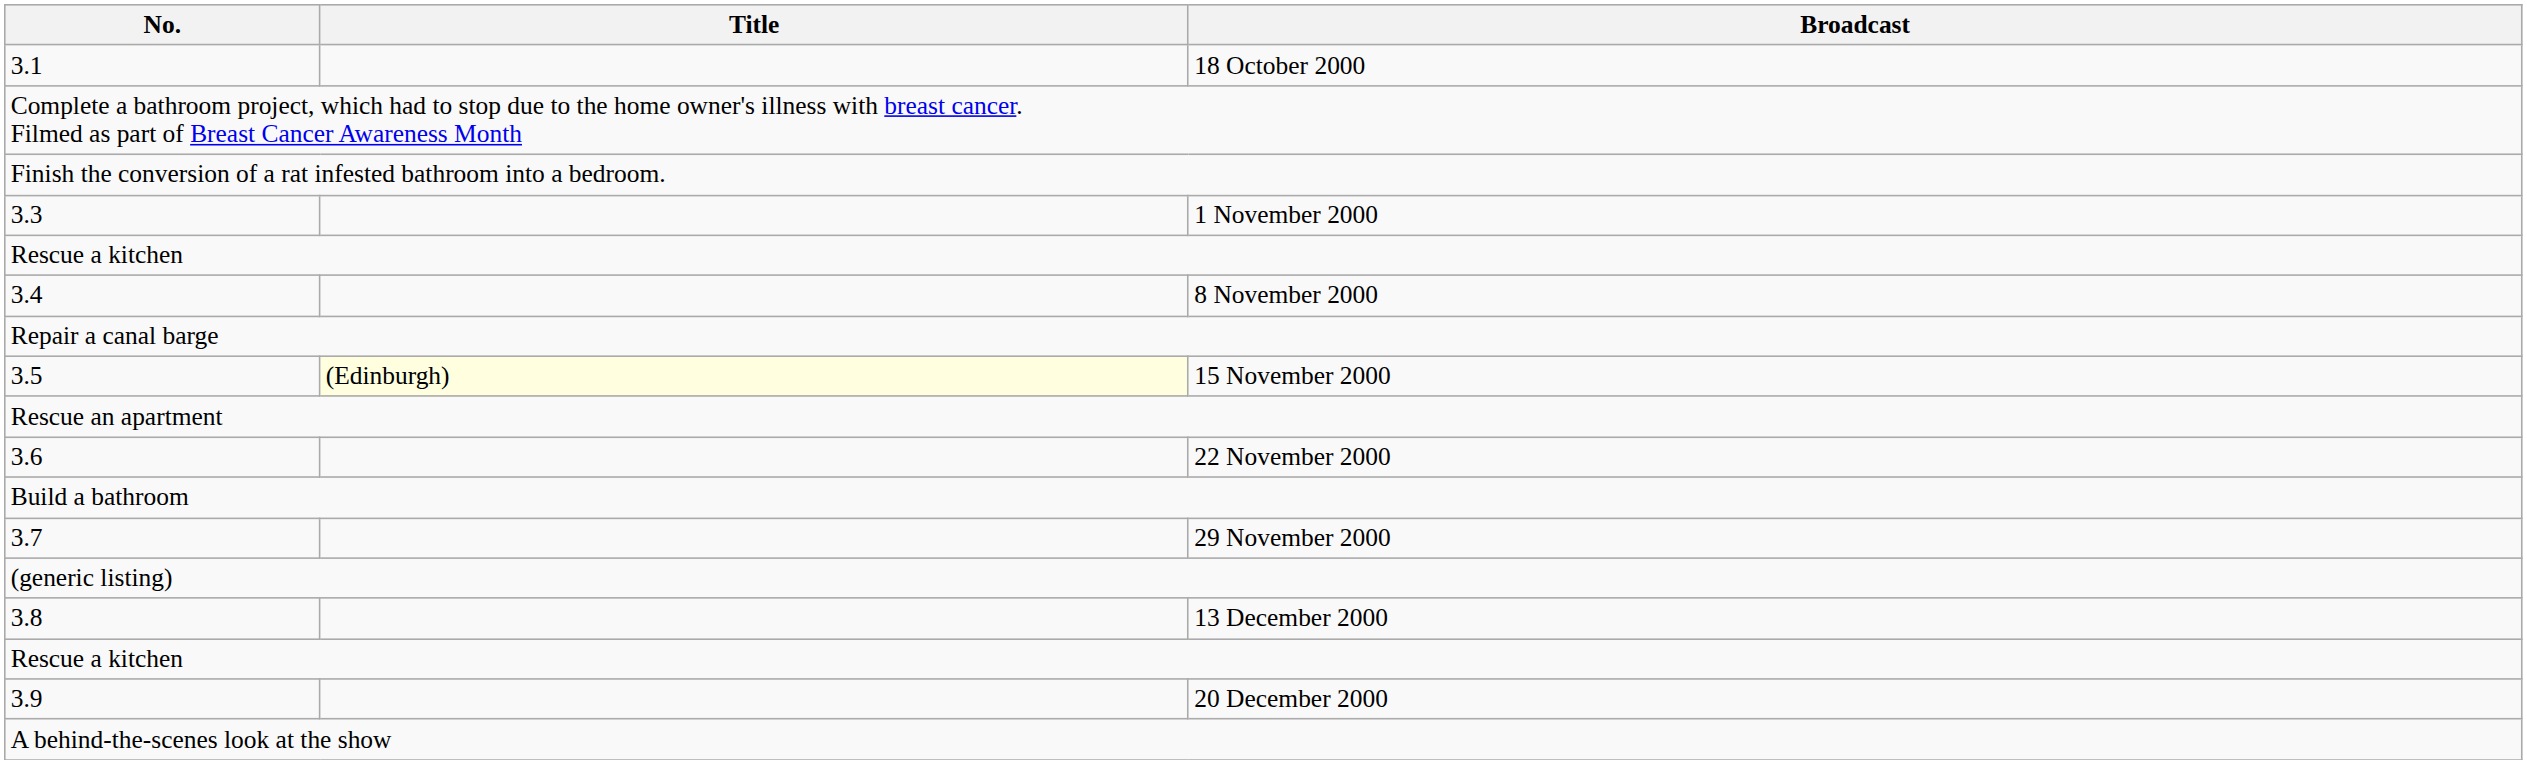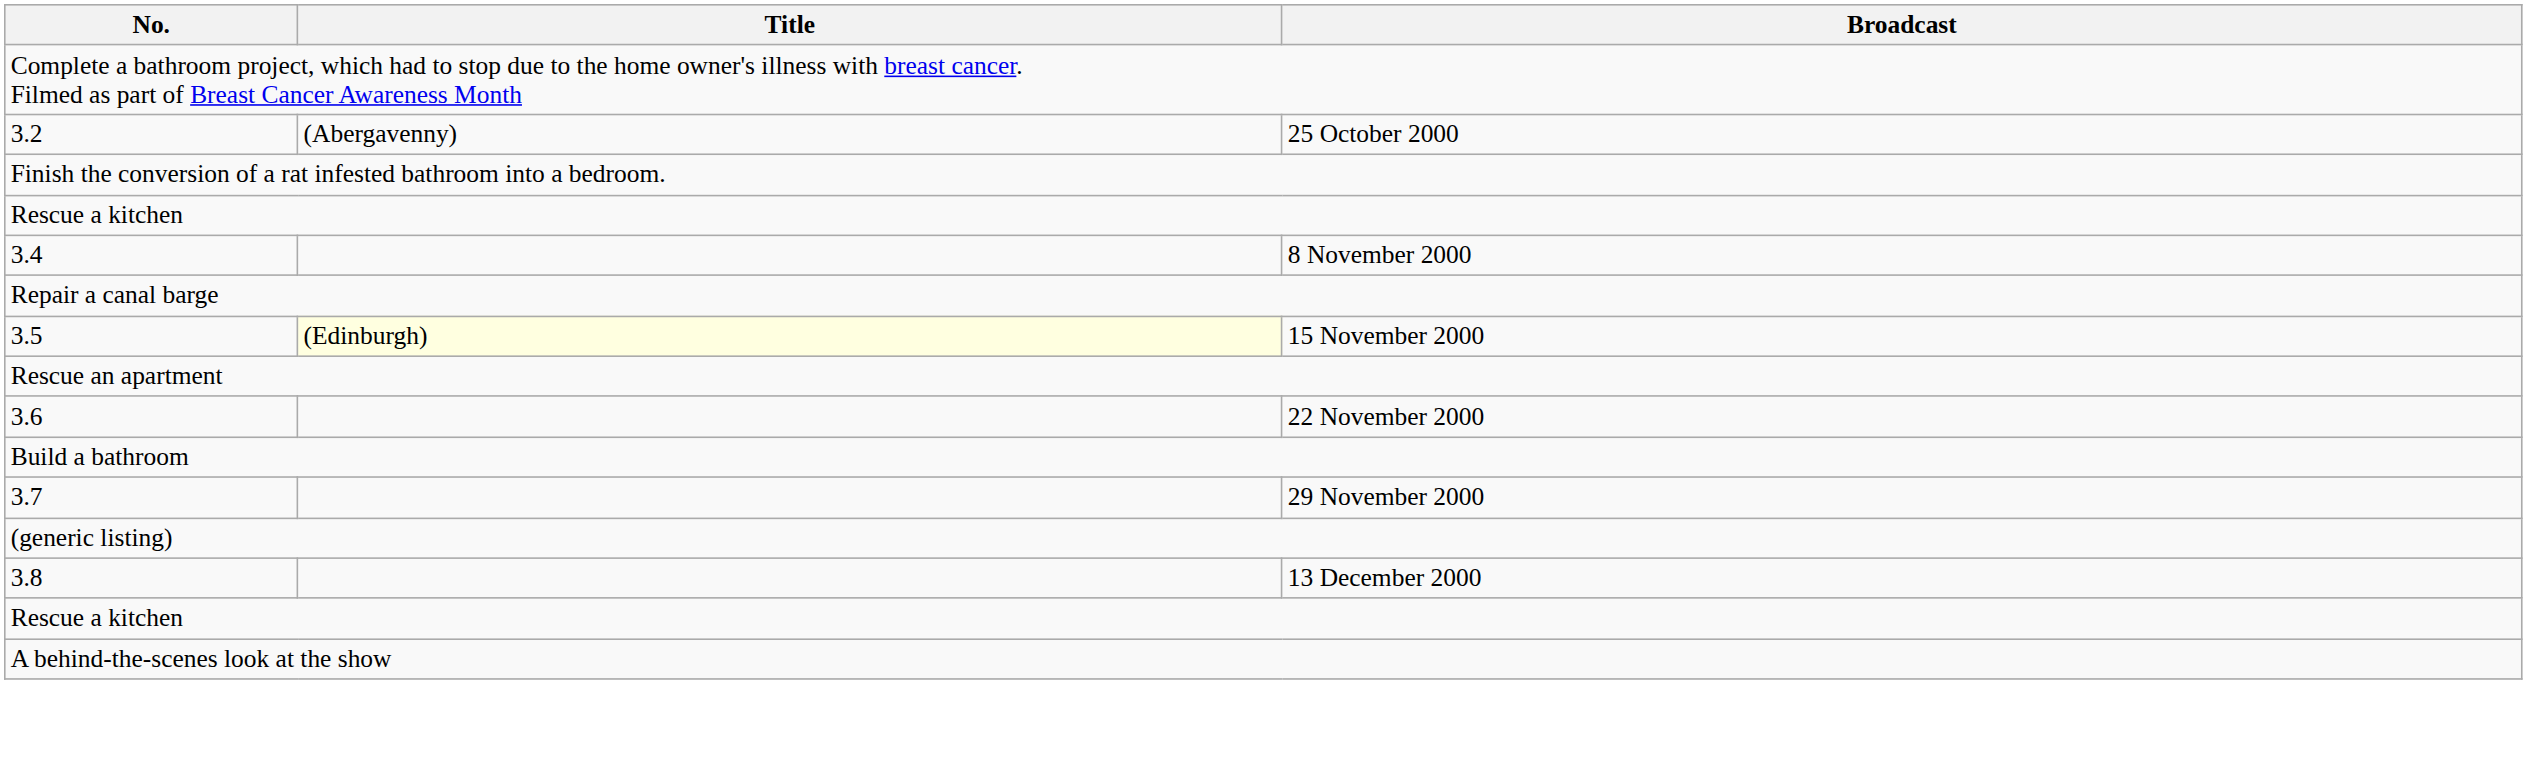- row: (27, 65)
+ row: (27, 133)
- row: (27, 214)
- row: (27, 698)
